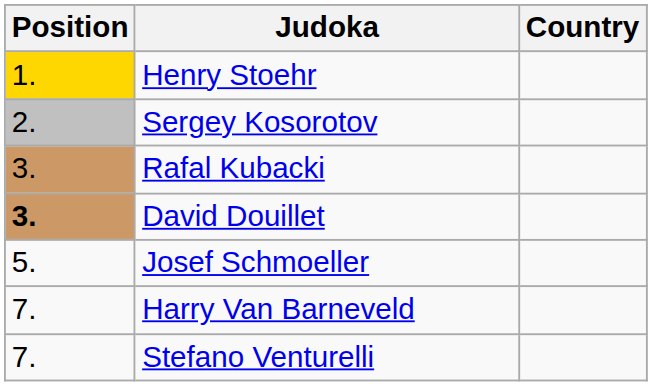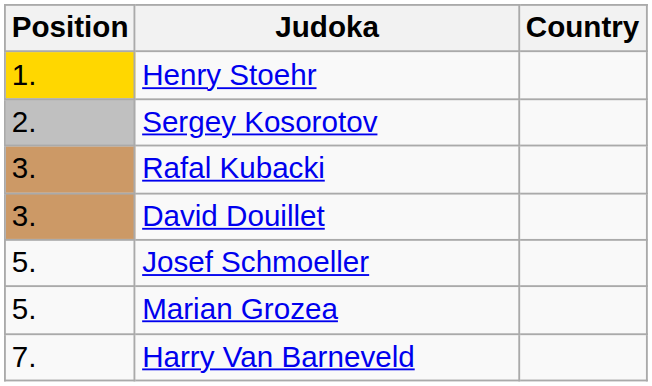(24, 215) bold -> (24, 215) normal
+ row: (240, 309)
- row: (258, 356)
